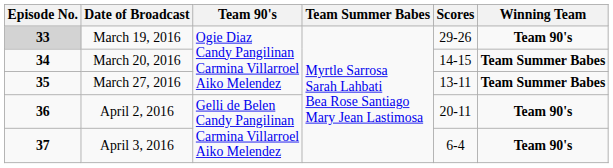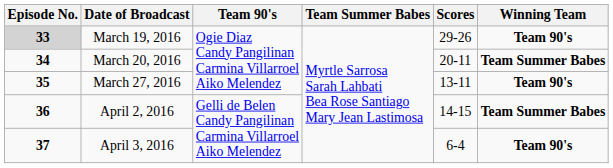(455, 60) 14-15 -> (455, 60) 20-11
(543, 83) Team Summer Babes -> (543, 83) Team 90's
(455, 111) 20-11 -> (455, 111) 14-15
(543, 111) Team 90's -> (543, 111) Team Summer Babes
